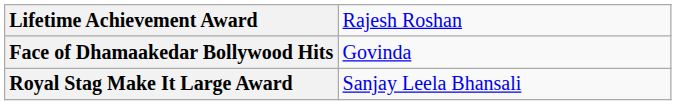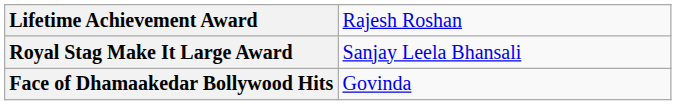rows swapped: (151, 83) <-> (171, 52)
